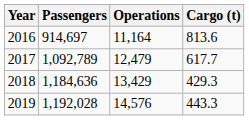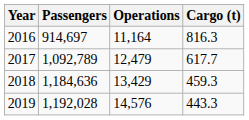(202, 37) 813.6 -> (202, 37) 816.3
(202, 81) 429.3 -> (202, 81) 459.3
